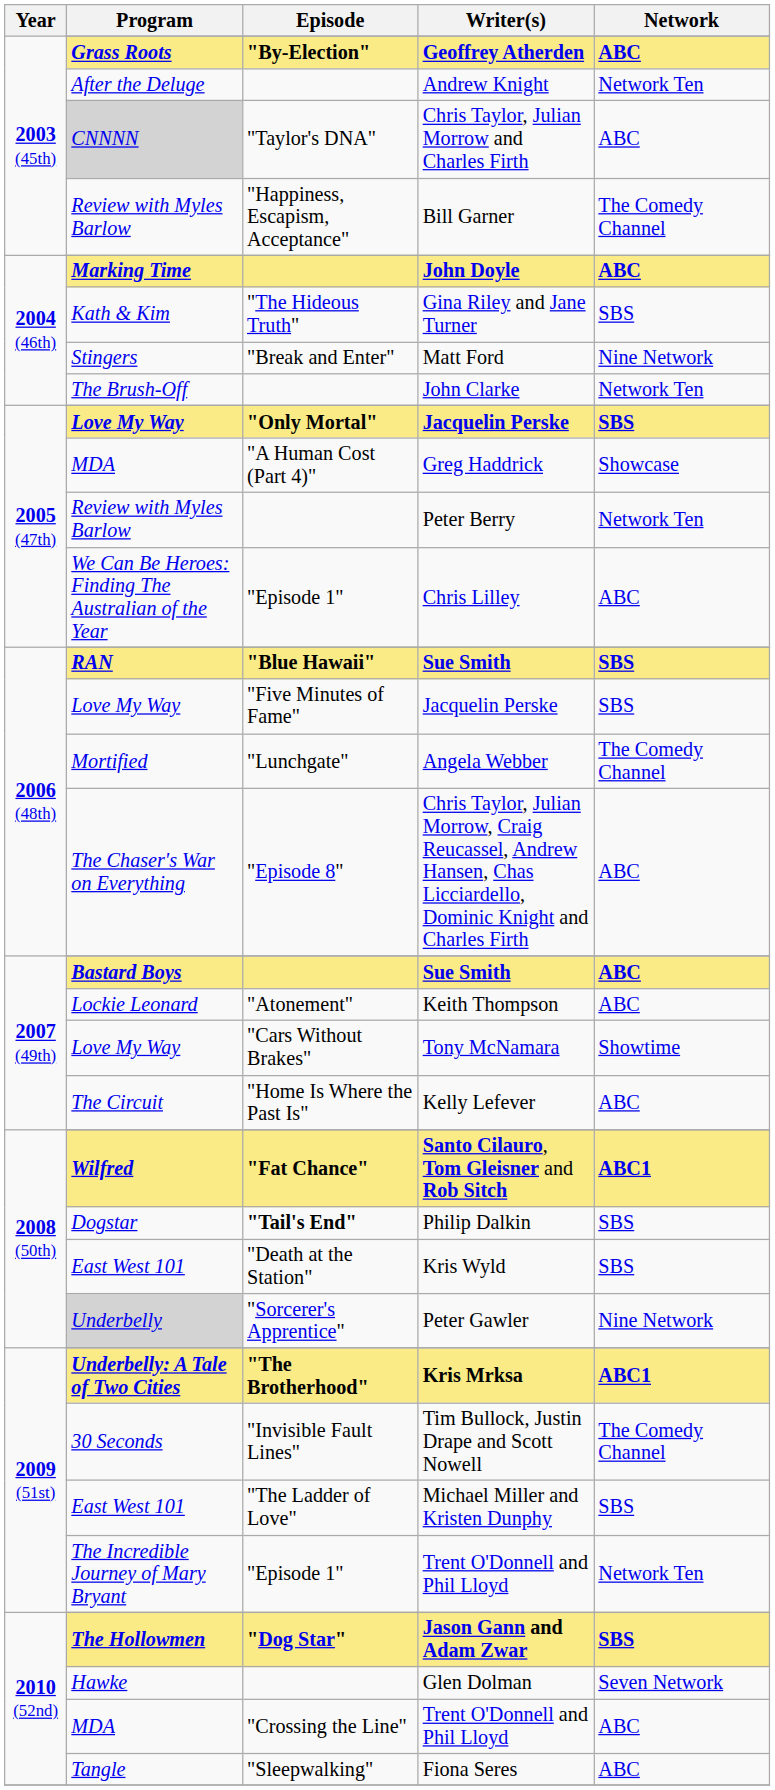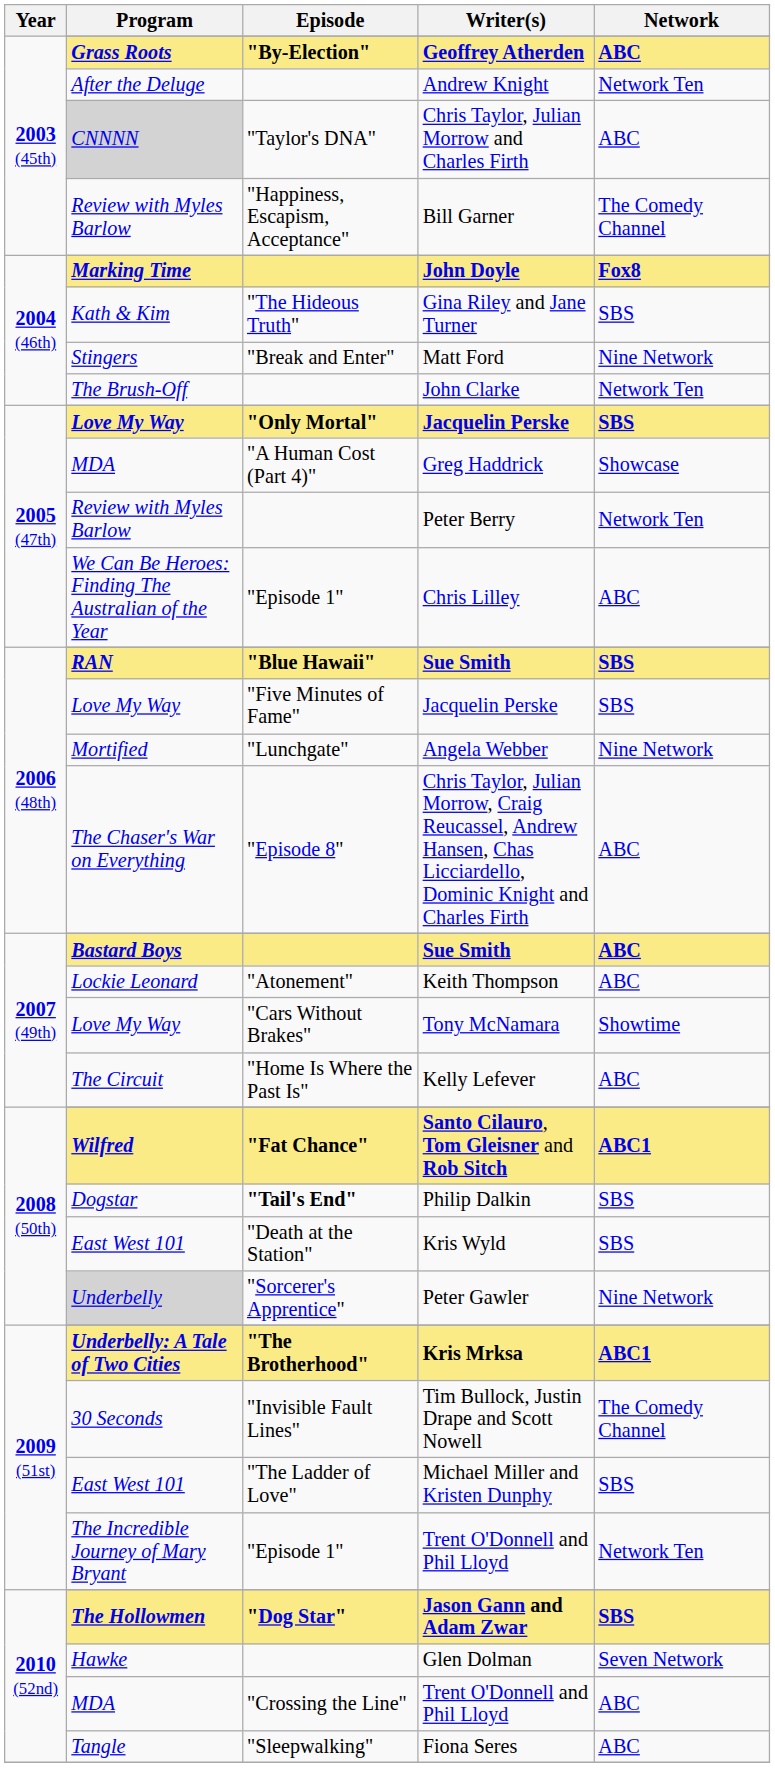(620, 271) ABC -> (620, 271) Fox8
(651, 760) The Comedy Channel -> (656, 749) Nine Network
